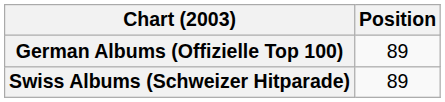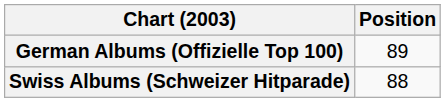(398, 81) 89 -> (398, 81) 88
